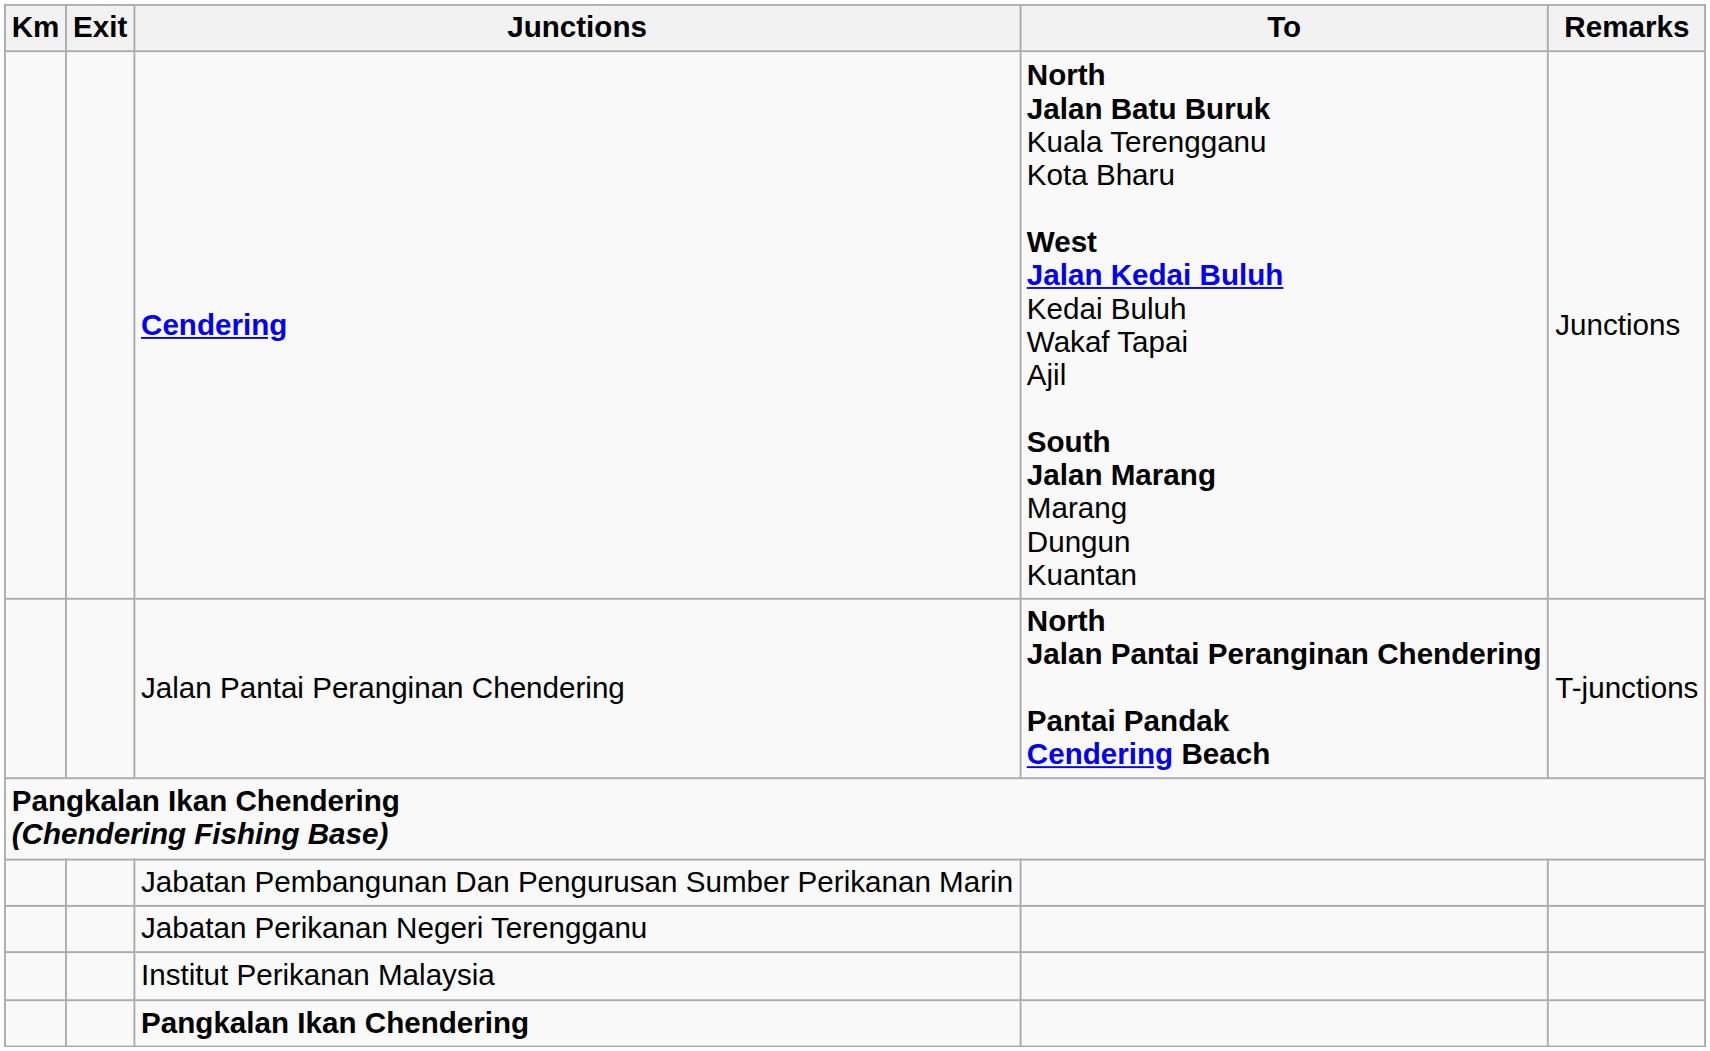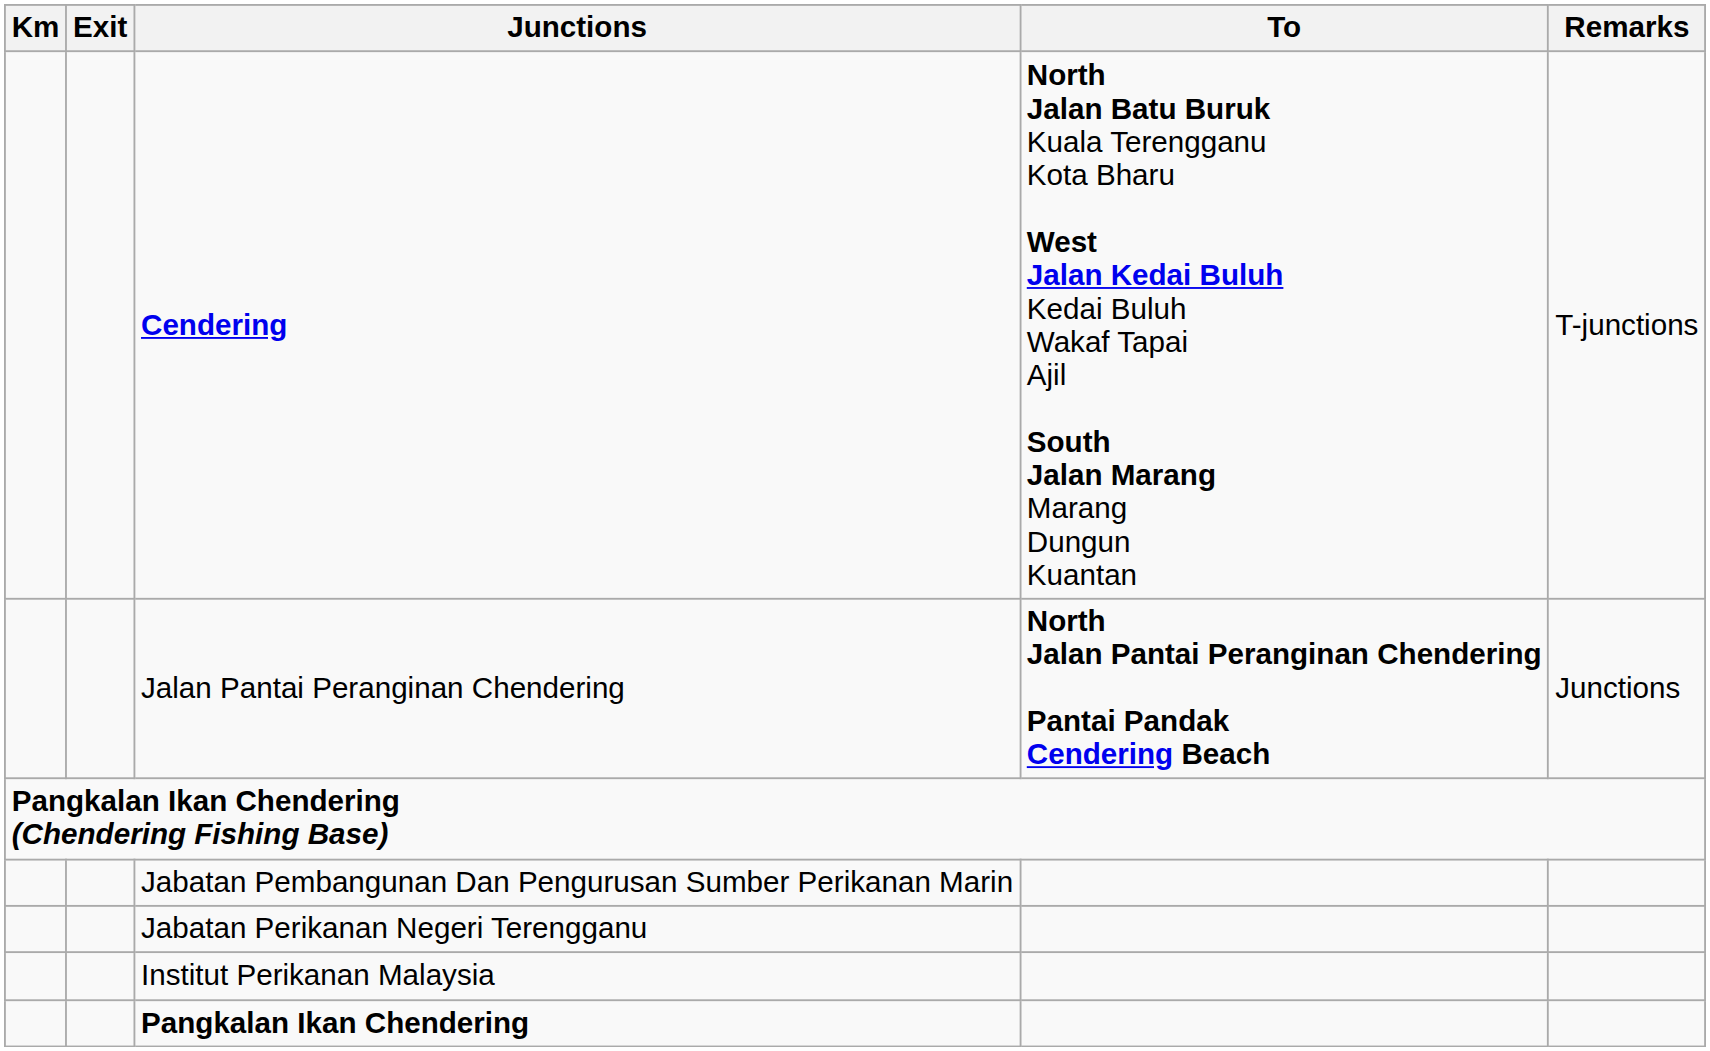(1618, 324) Junctions -> (1627, 324) T-junctions
(1627, 687) T-junctions -> (1618, 687) Junctions
